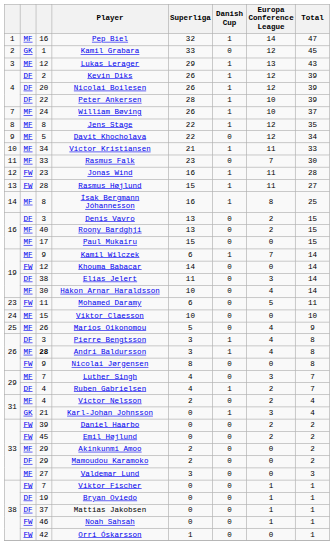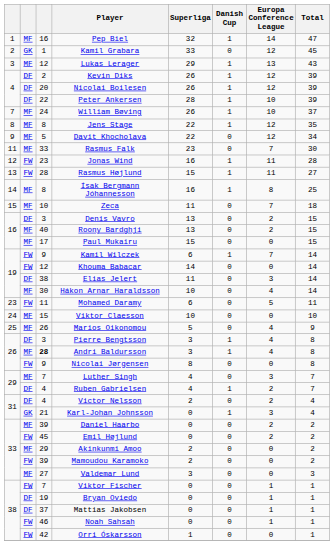- row: (110, 149)
+ row: (110, 207)
(28, 255) MF -> (28, 255) FW
(28, 401) MF -> (28, 401) DF
(28, 426) FW -> (28, 426) MF
(28, 462) DF -> (28, 462) FW
(44, 462) 29 -> (44, 462) 39
